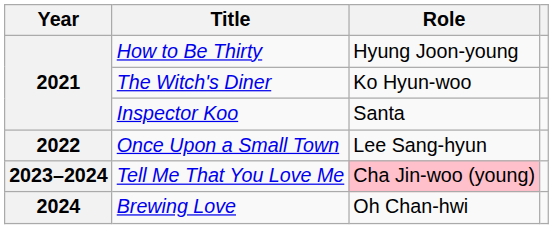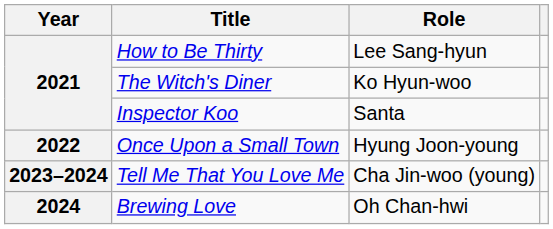(436, 51) Hyung Joon-young -> (420, 51) Lee Sang-hyun
(420, 144) Lee Sang-hyun -> (436, 144) Hyung Joon-young
(444, 176) pink background -> (444, 176) no background
